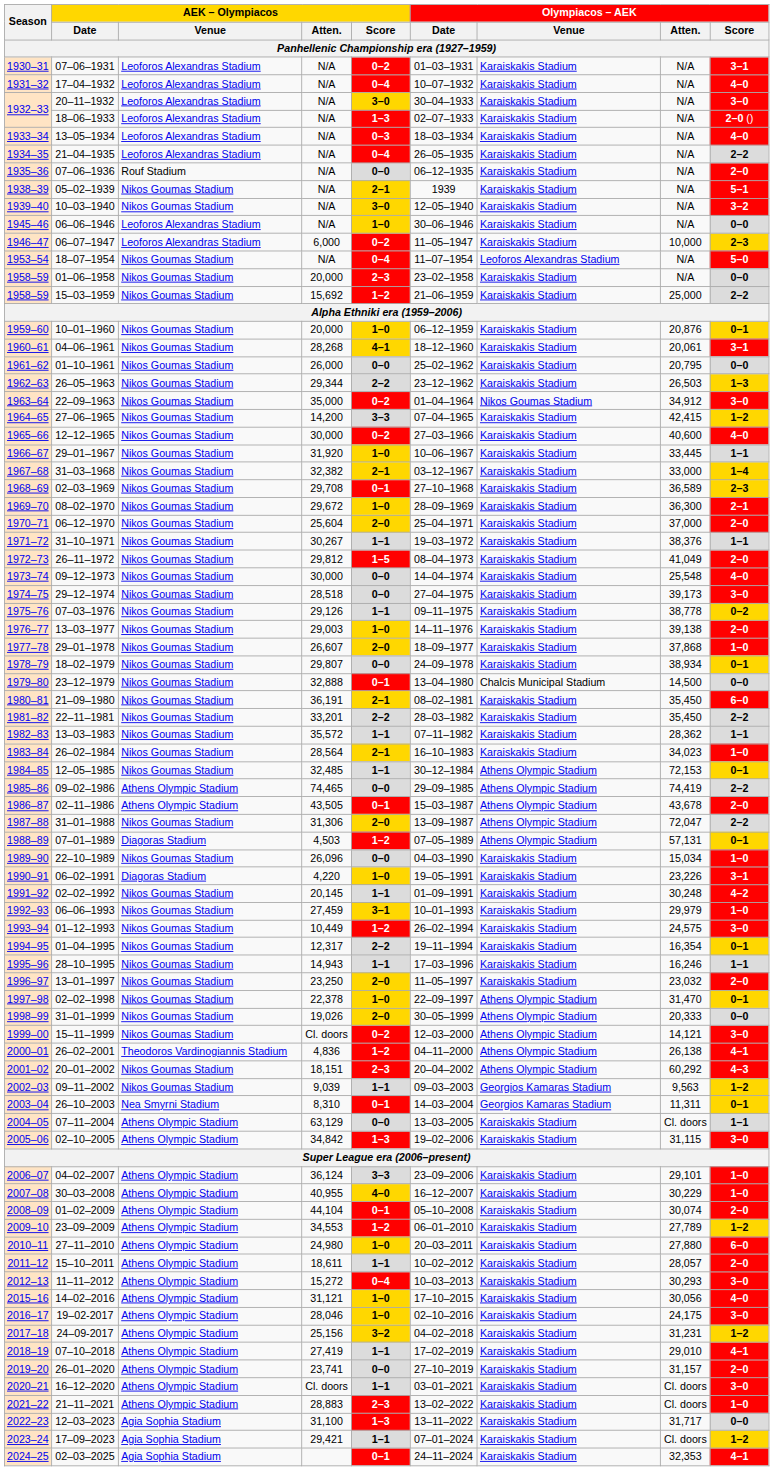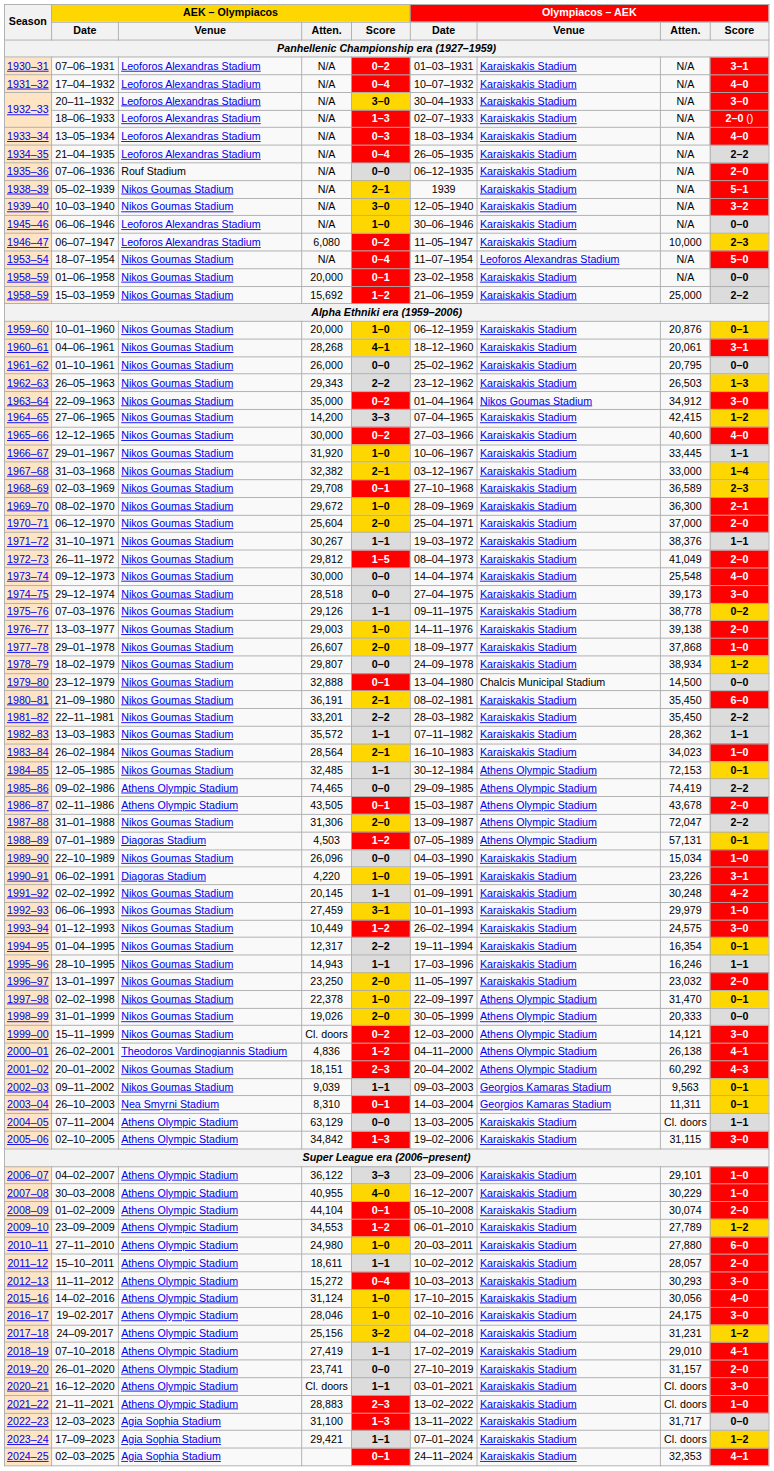(327, 242) 6,000 -> (327, 242) 6,080
(381, 277) 2–3 -> (381, 277) 0–1
(327, 383) 29,344 -> (327, 383) 29,343
(739, 665) 0–1 -> (739, 665) 1–2
(739, 1087) 1–2 -> (739, 1087) 0–1
(327, 1175) 36,124 -> (327, 1175) 36,122
(327, 1298) 31,121 -> (327, 1298) 31,124
